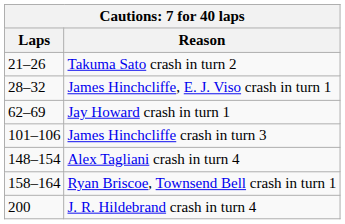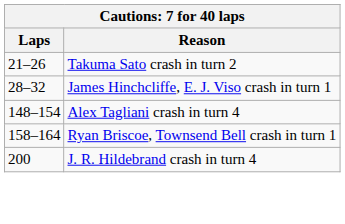- row: (149, 111)
- row: (167, 135)
